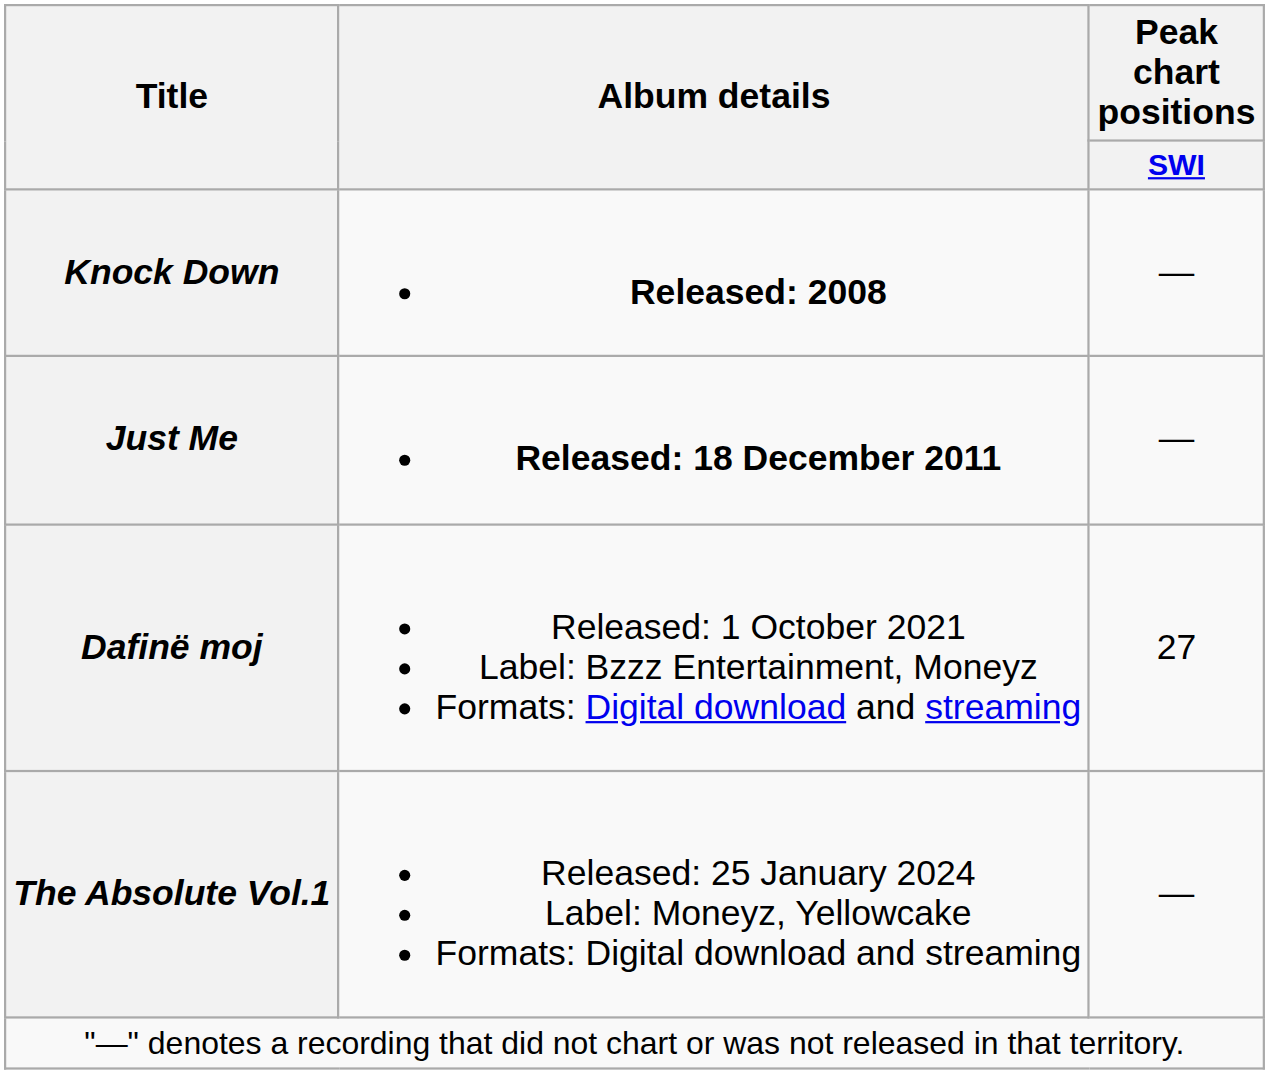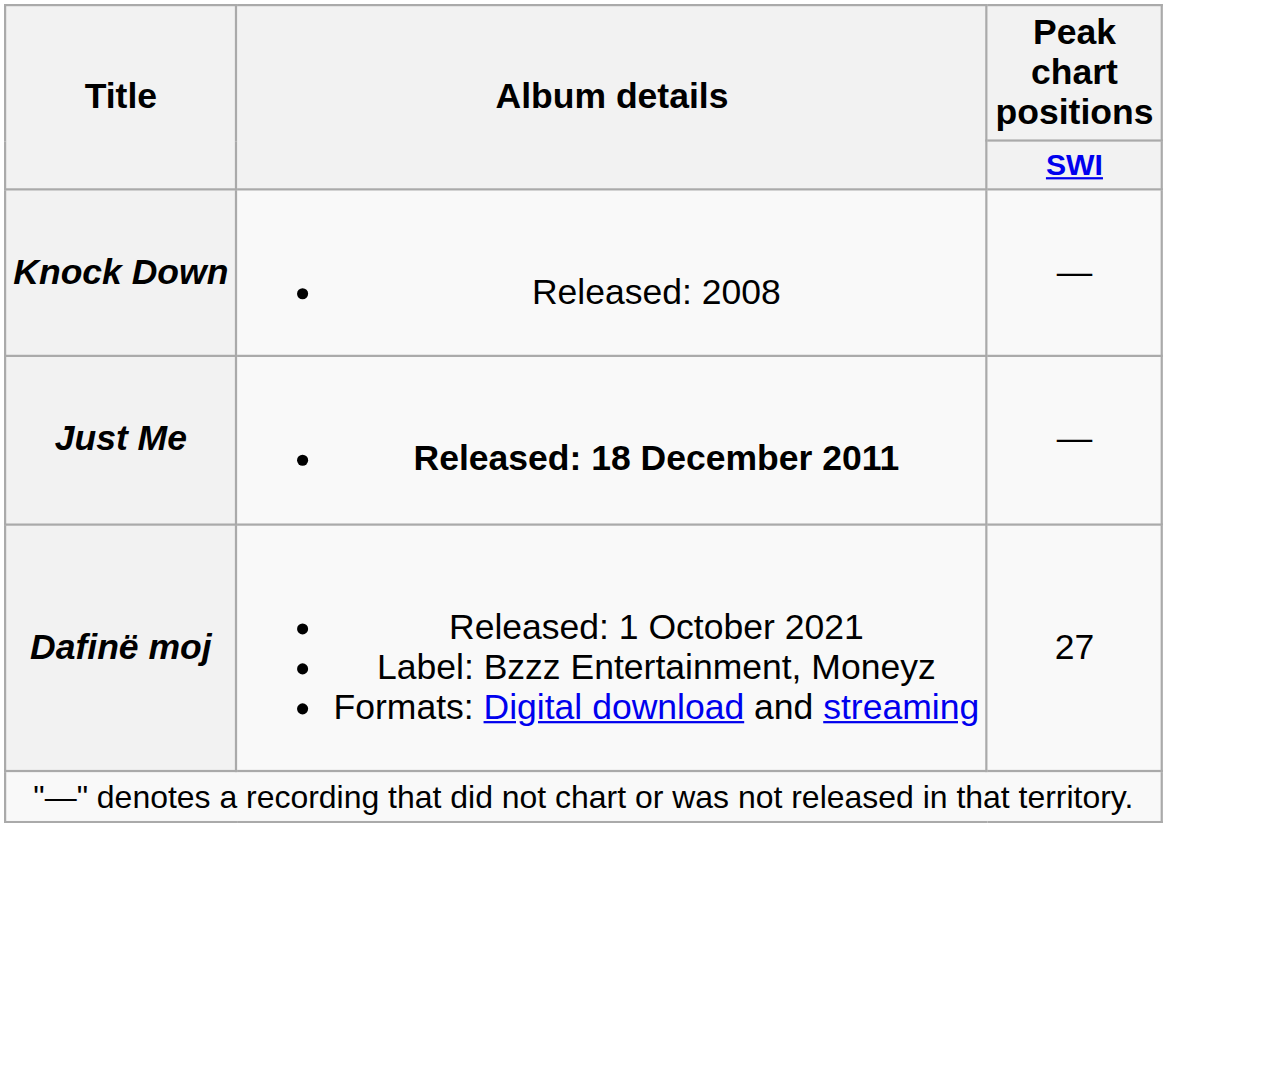(714, 293) bold -> (612, 293) normal
- row: (172, 893)
